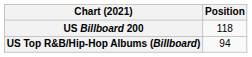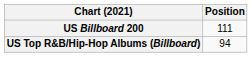(225, 28) 118 -> (225, 28) 111
